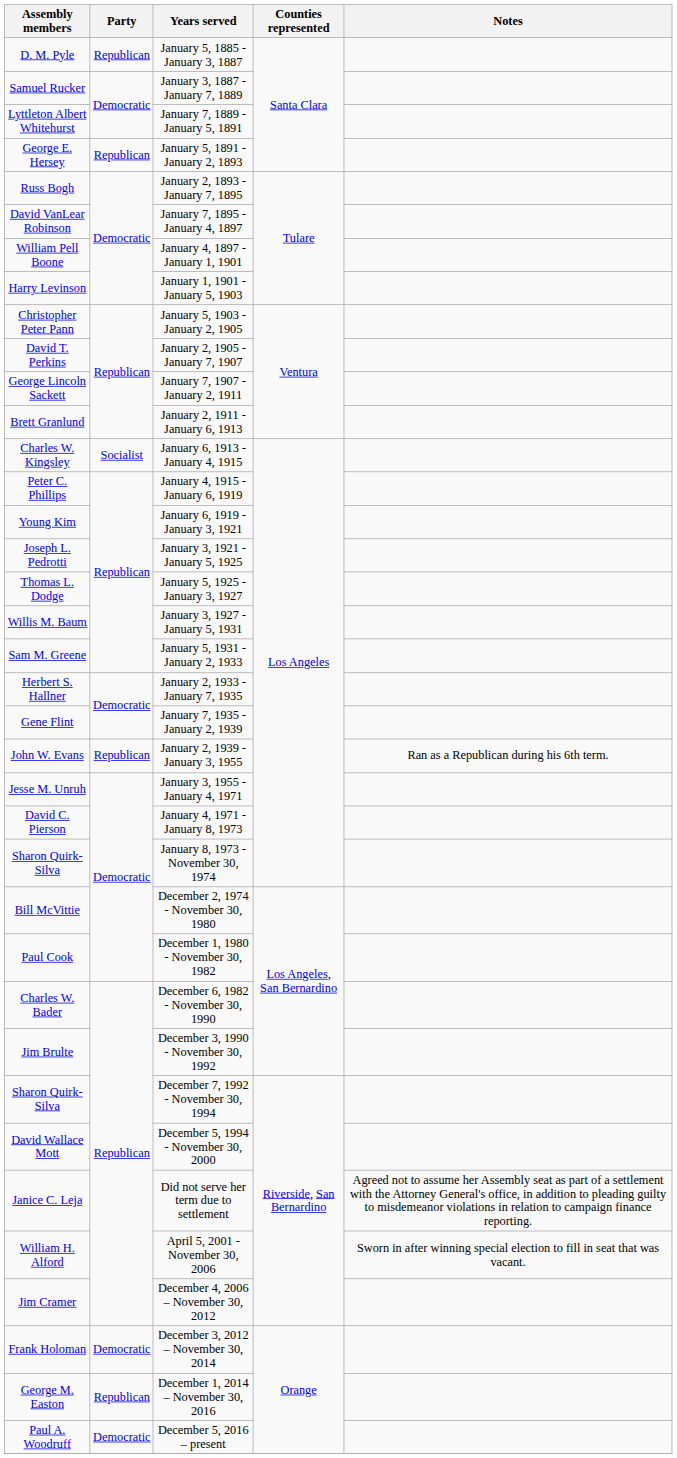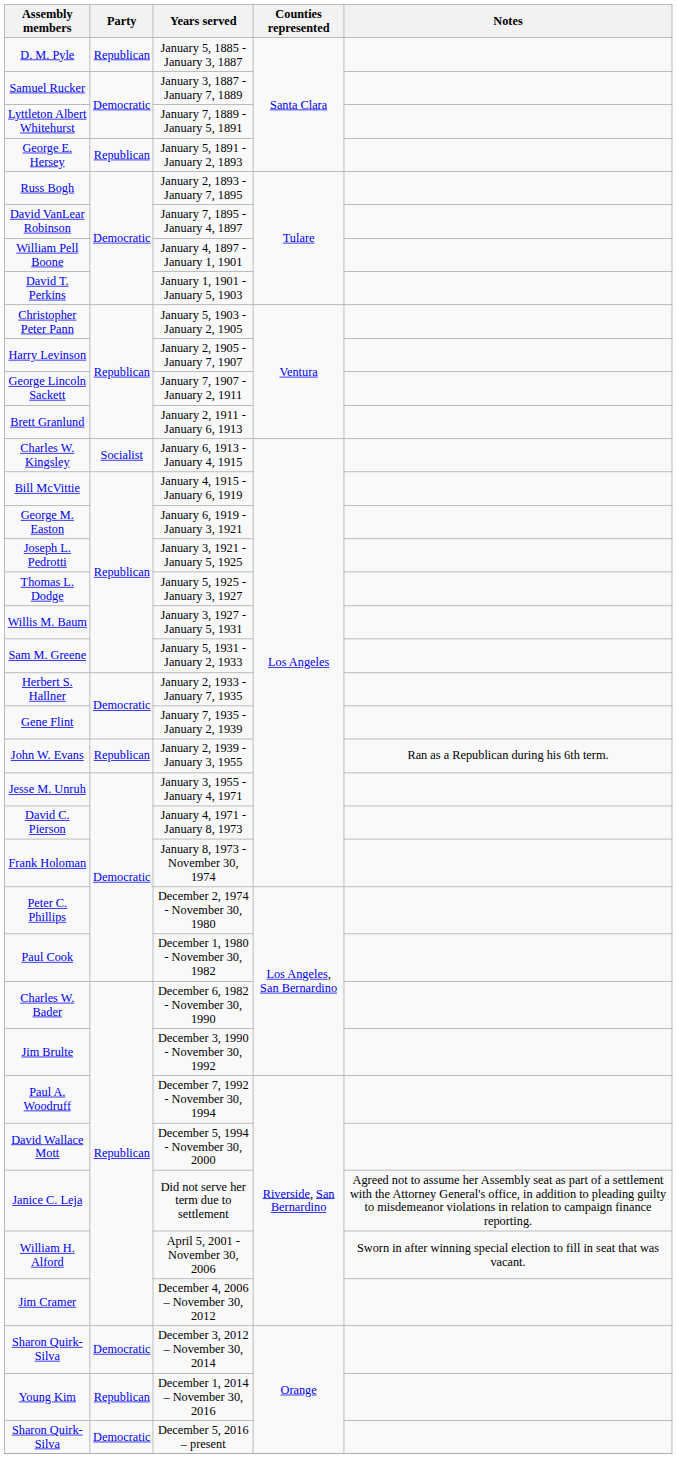(47, 288) Harry Levinson -> (47, 288) David T. Perkins
(47, 355) David T. Perkins -> (47, 355) Harry Levinson
(47, 488) Peter C. Phillips -> (47, 488) Bill McVittie
(47, 522) Young Kim -> (47, 522) George M. Easton
(47, 863) Sharon Quirk-Silva -> (47, 863) Frank Holoman
(47, 910) Bill McVittie -> (47, 910) Peter C. Phillips
(47, 1099) Sharon Quirk-Silva -> (47, 1099) Paul A. Woodruff
(47, 1349) Frank Holoman -> (47, 1349) Sharon Quirk-Silva
(47, 1396) George M. Easton -> (47, 1396) Young Kim
(47, 1437) Paul A. Woodruff -> (47, 1437) Sharon Quirk-Silva
